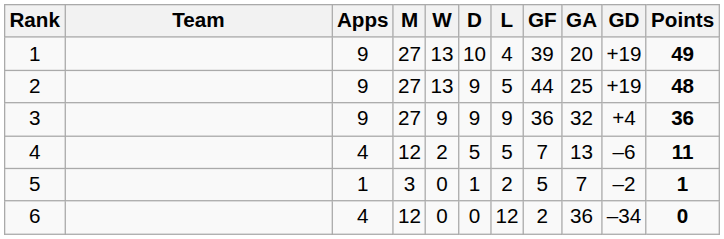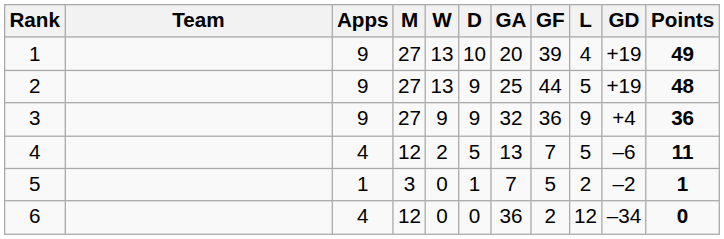columns swapped: (507, 20) <-> (582, 20)
